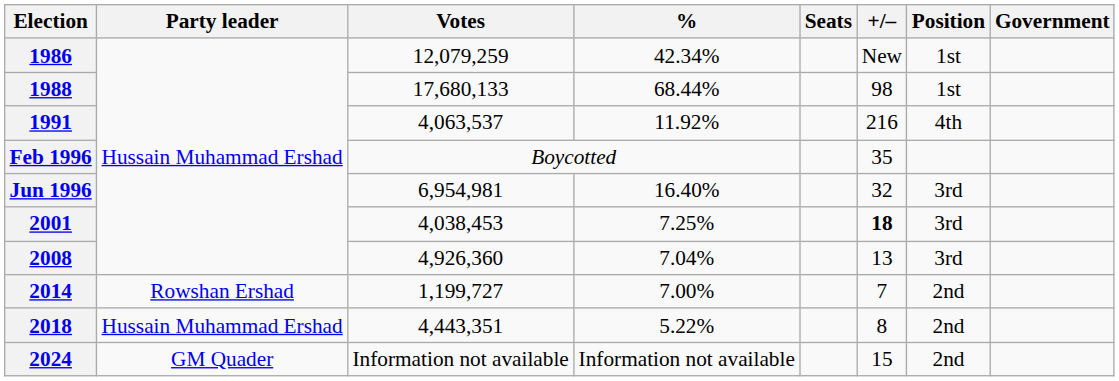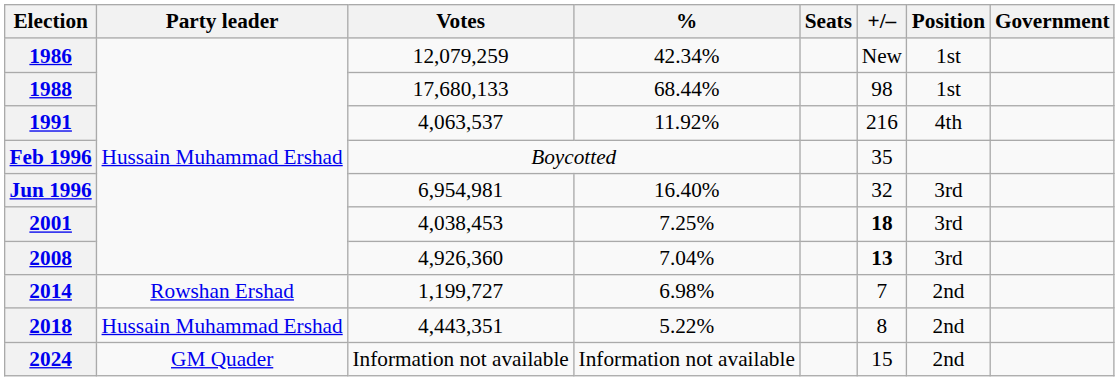(882, 257) normal -> (882, 257) bold
(687, 291) 7.00% -> (687, 291) 6.98%
